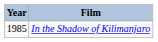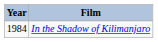(17, 29) 1985 -> (17, 29) 1984
